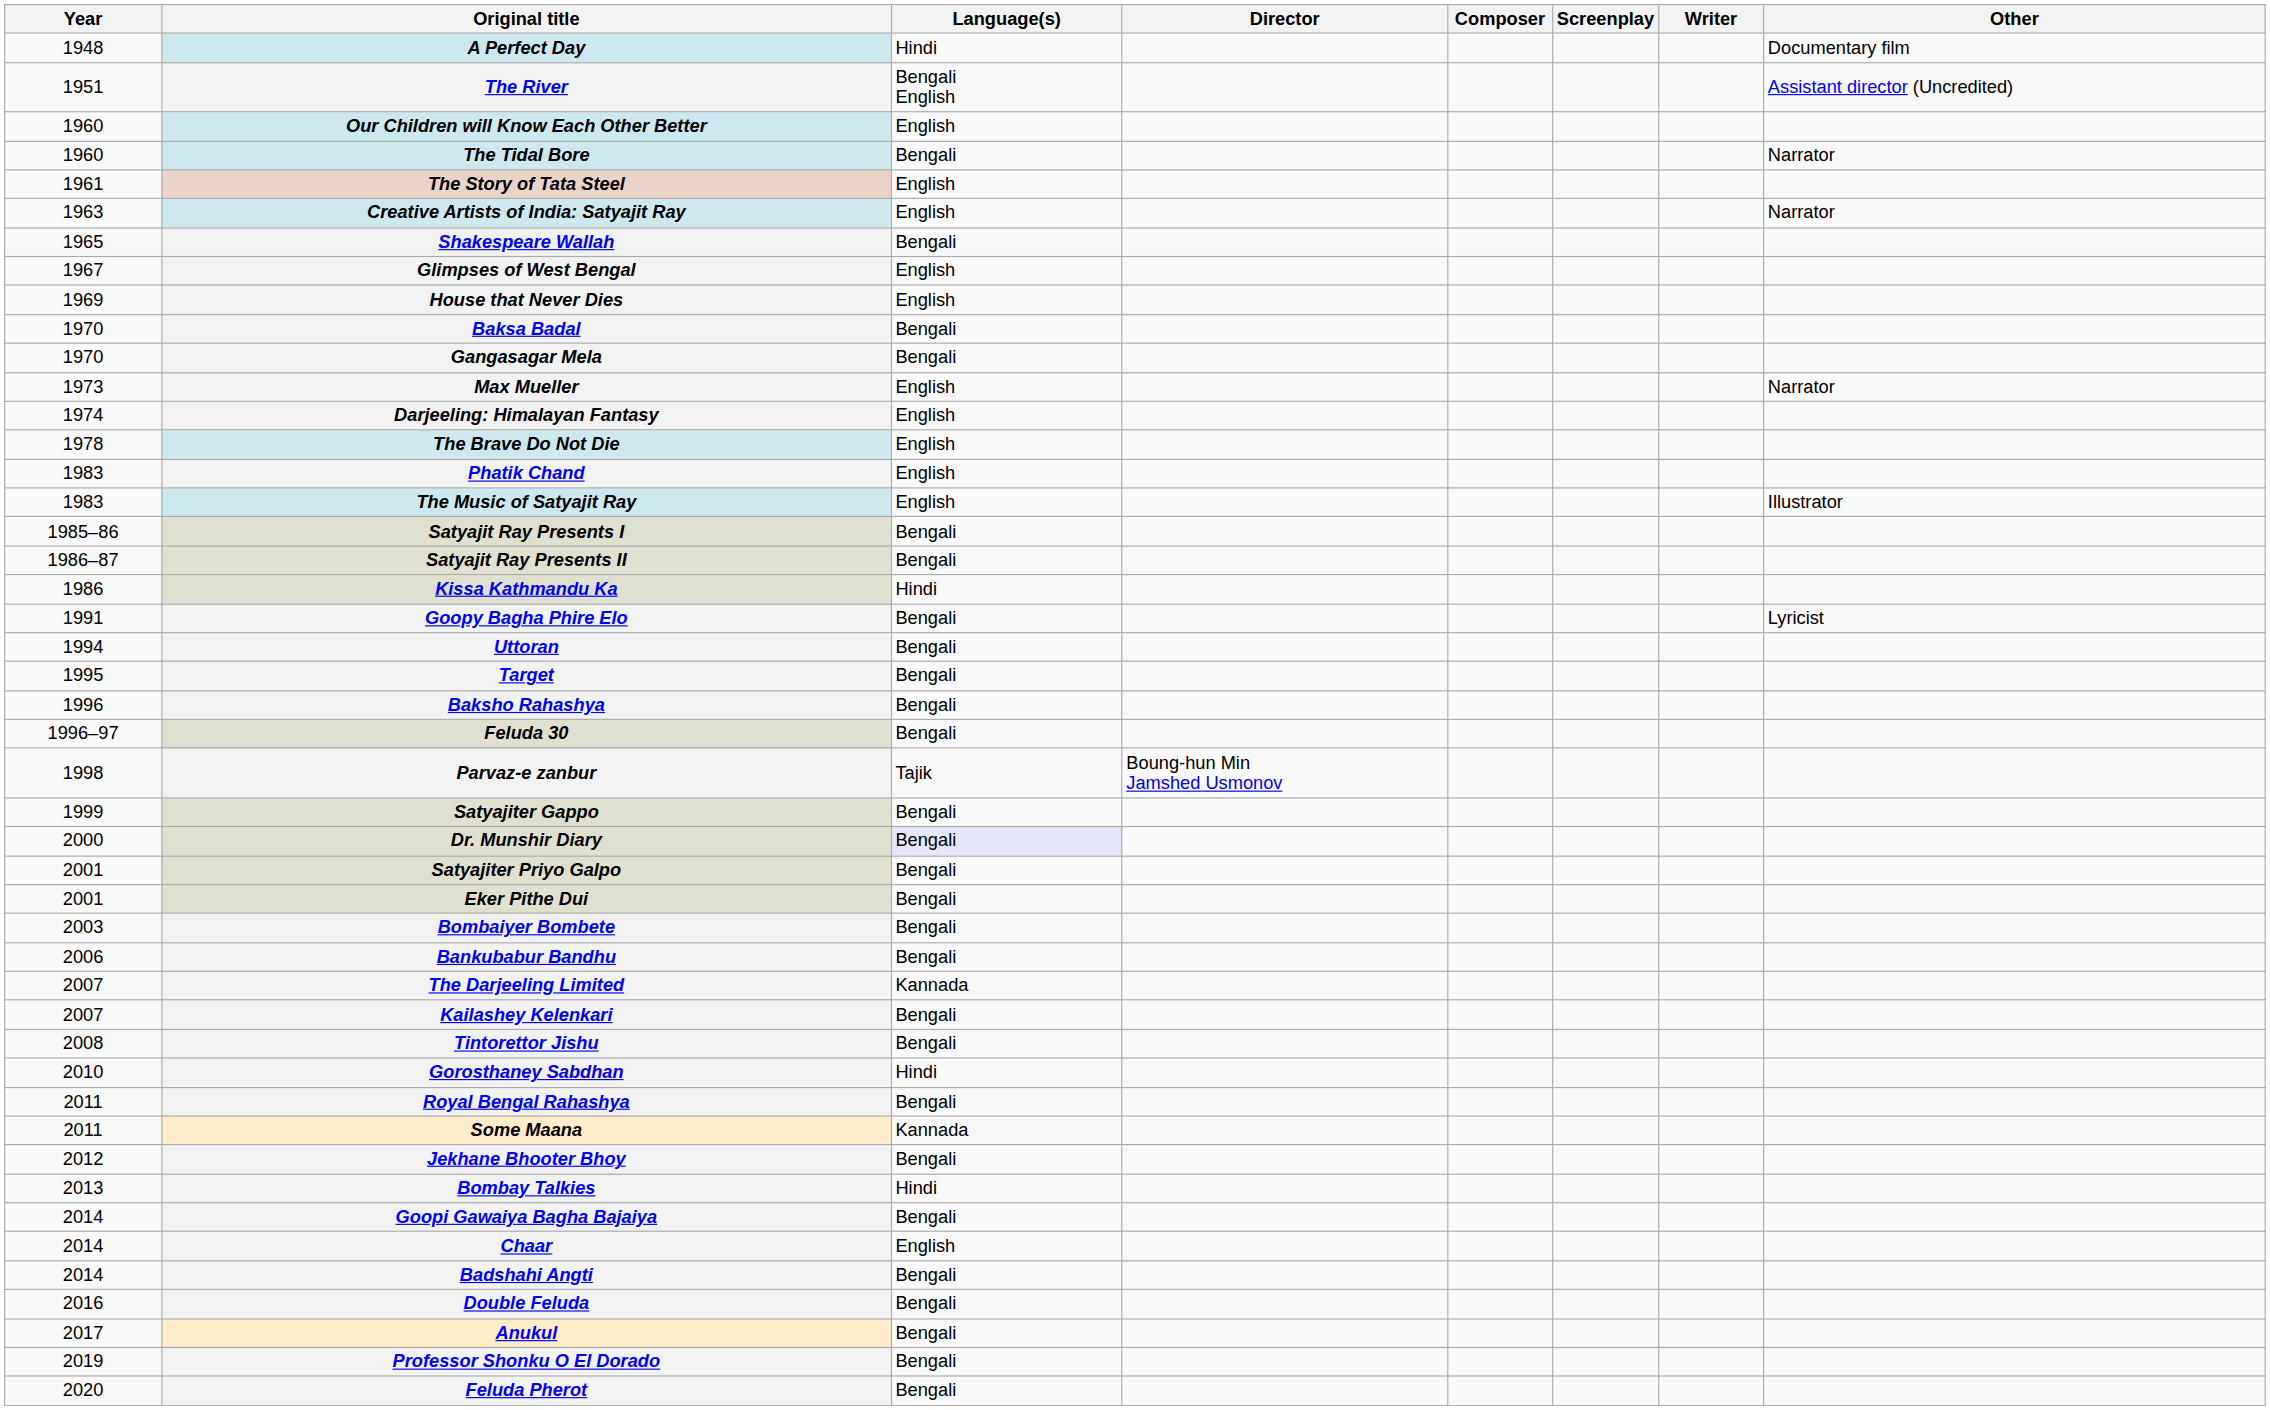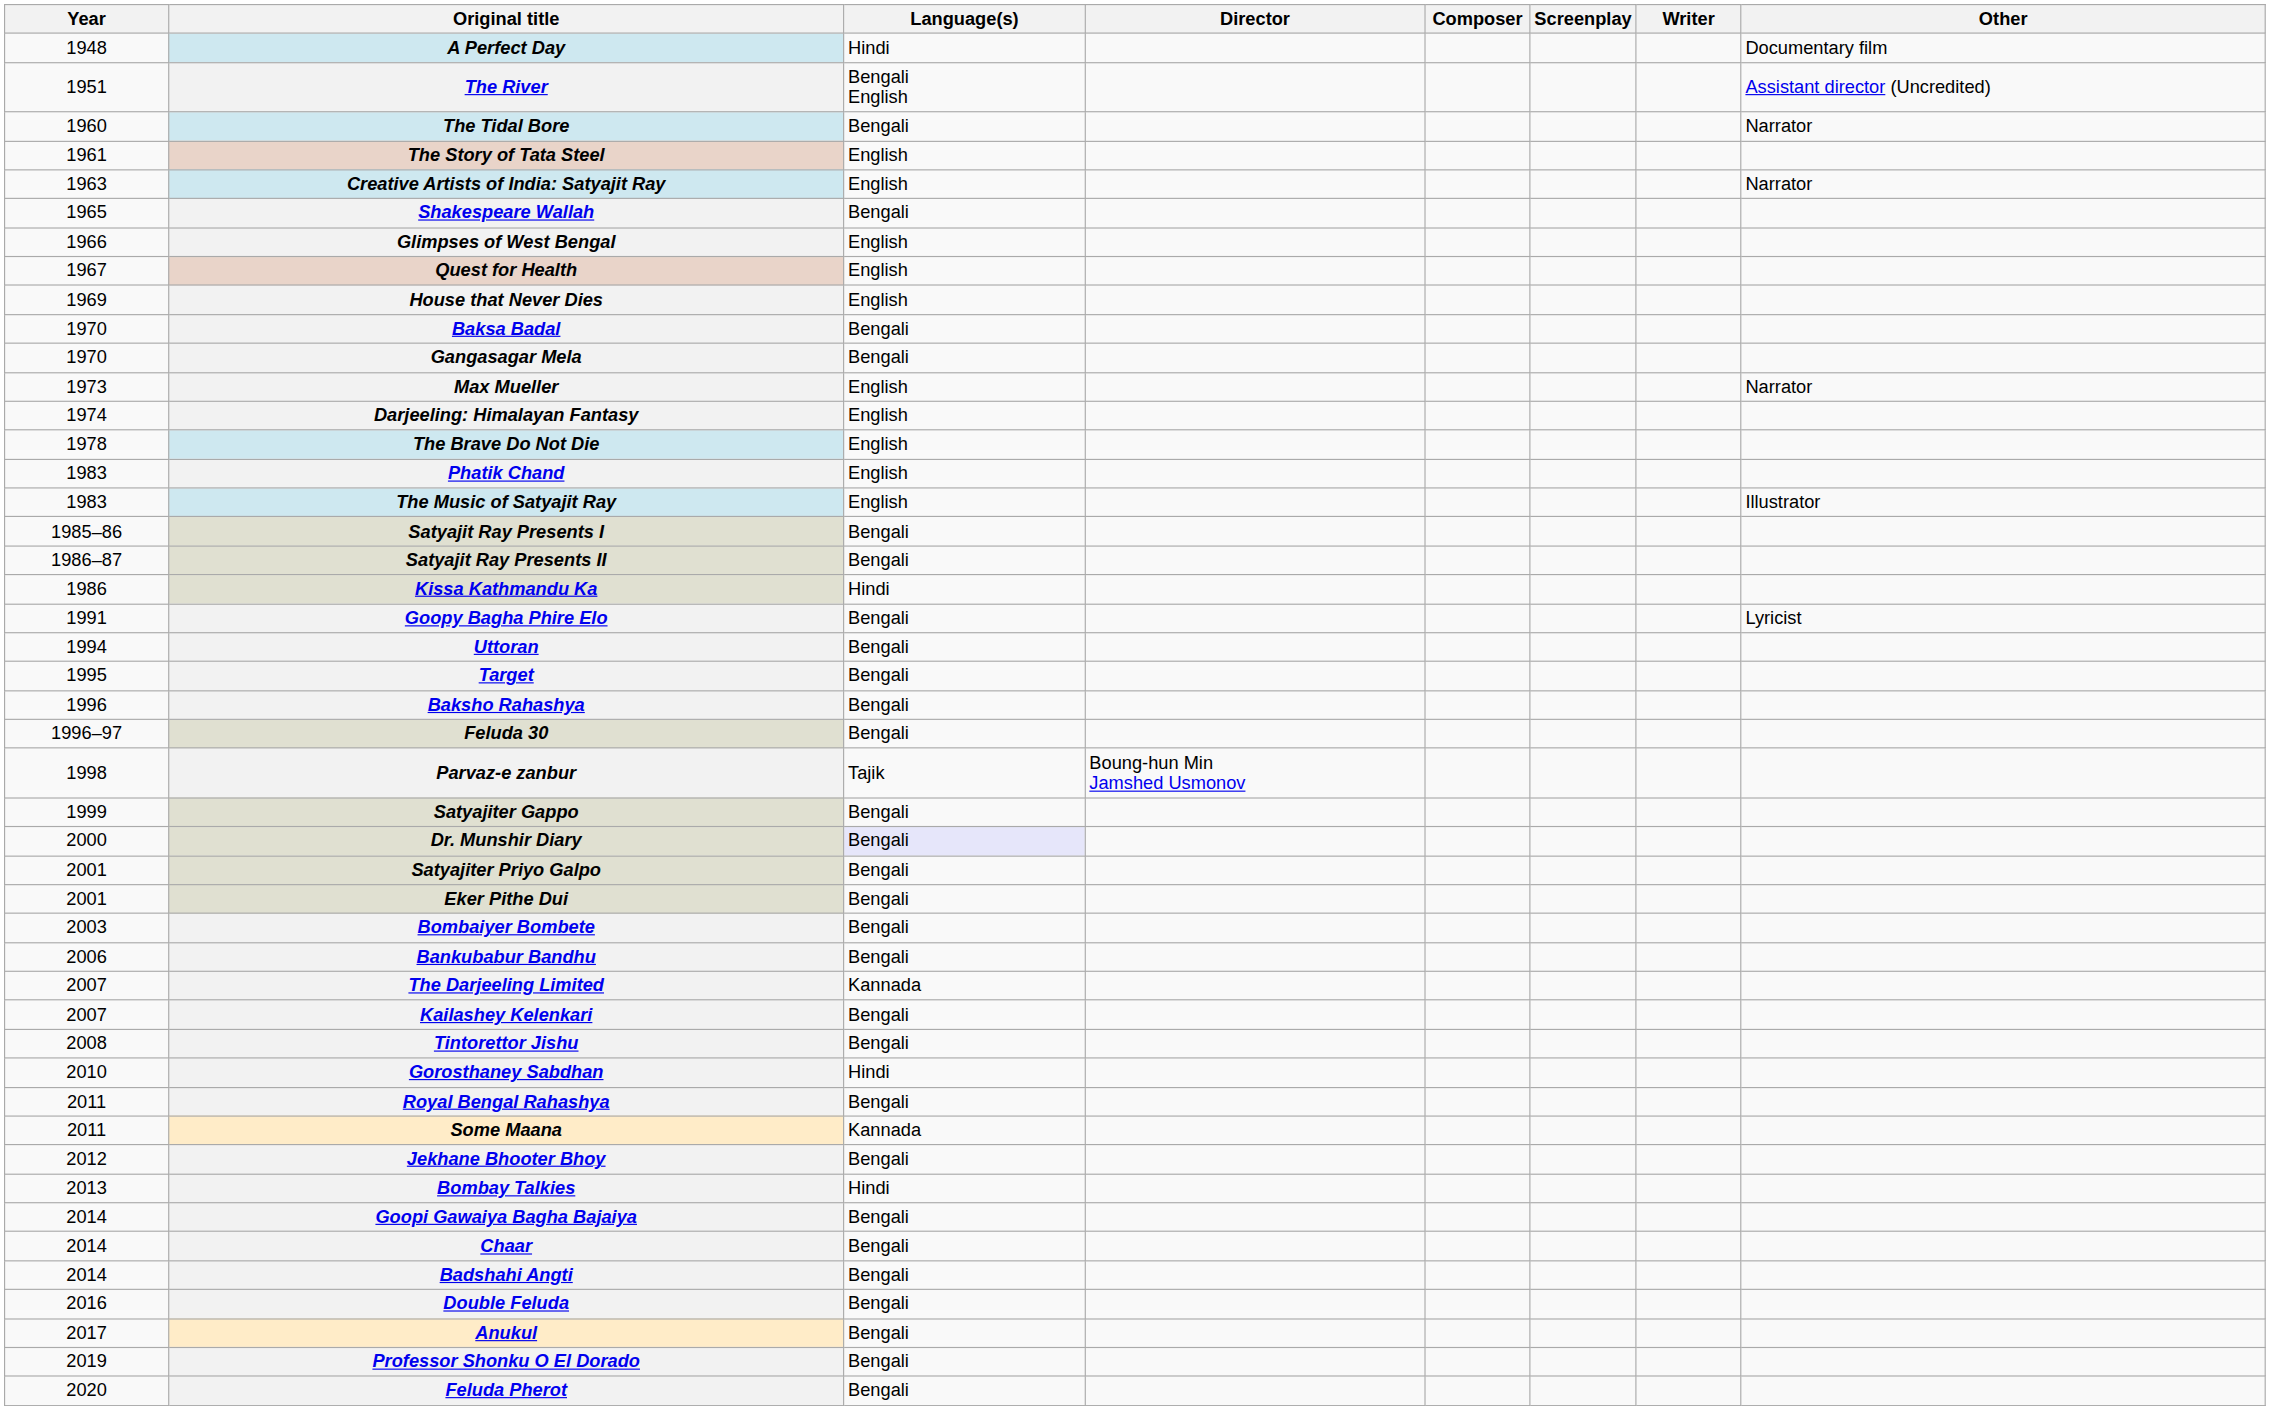- row: (526, 126)
(83, 270) 1967 -> (87, 241) 1966
+ row: (506, 270)
(925, 1246) English -> (878, 1246) Bengali
